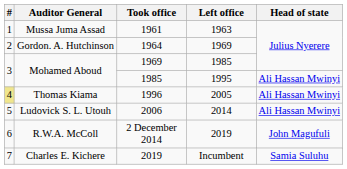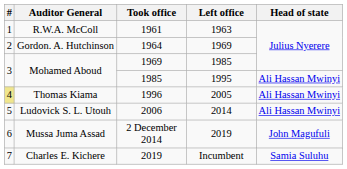(65, 29) Mussa Juma Assad -> (65, 29) R.W.A. McColl
(65, 134) R.W.A. McColl -> (65, 134) Mussa Juma Assad
